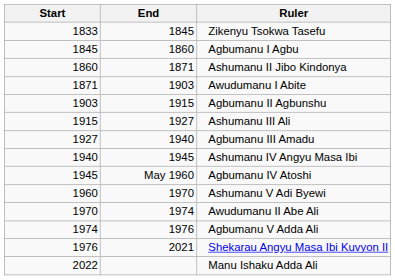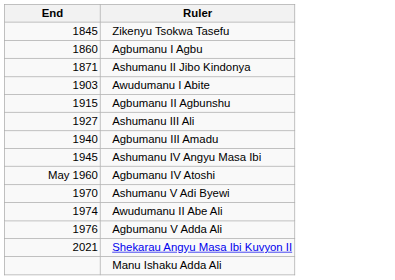- column: (52, 13)
